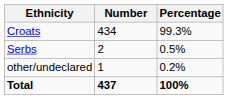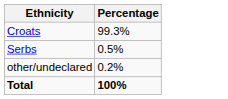- column: (126, 13)
